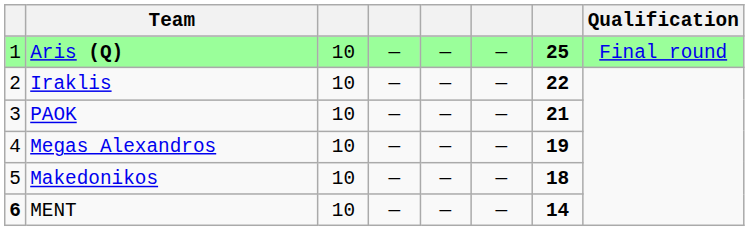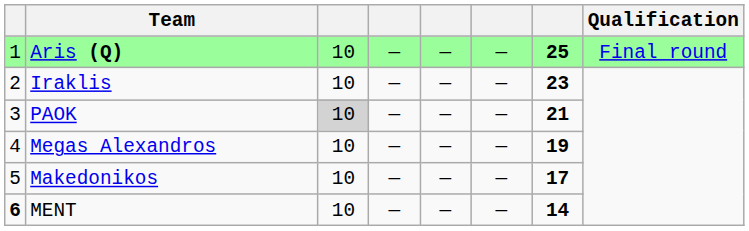(558, 84) 22 -> (558, 84) 23
(343, 115) no background -> (343, 115) lightgrey background
(558, 178) 18 -> (558, 178) 17
